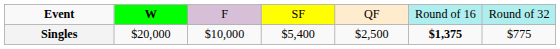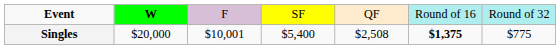(225, 34) $10,000 -> (225, 34) $10,001
(372, 34) $2,500 -> (372, 34) $2,508
